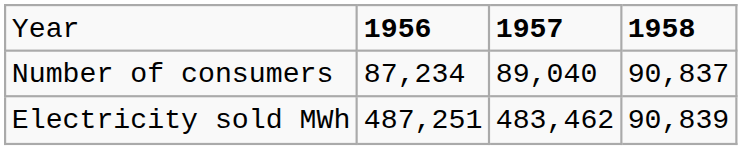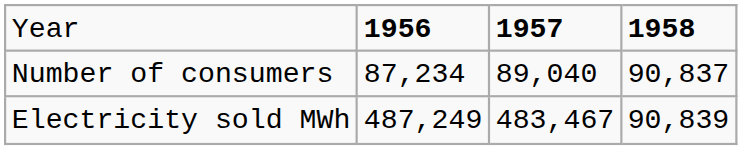(423, 120) 487,251 -> (423, 120) 487,249
(555, 120) 483,462 -> (555, 120) 483,467
